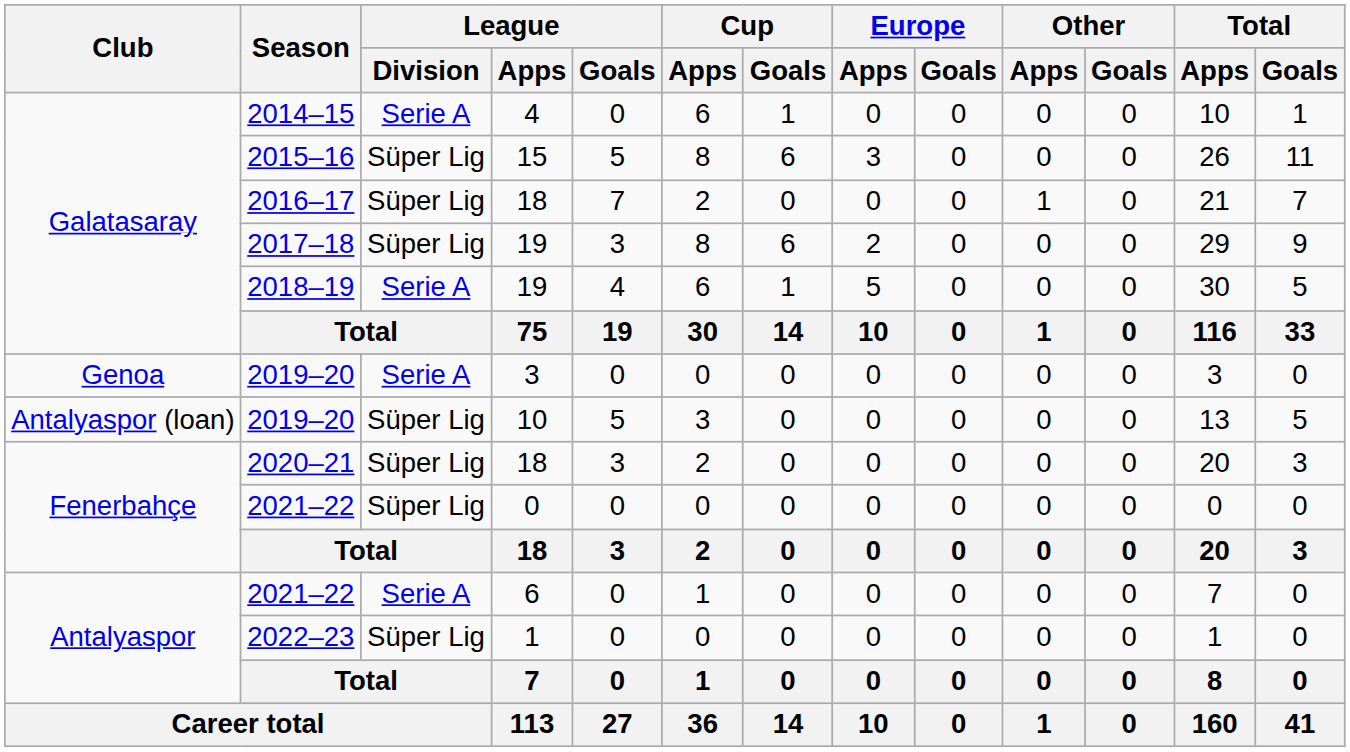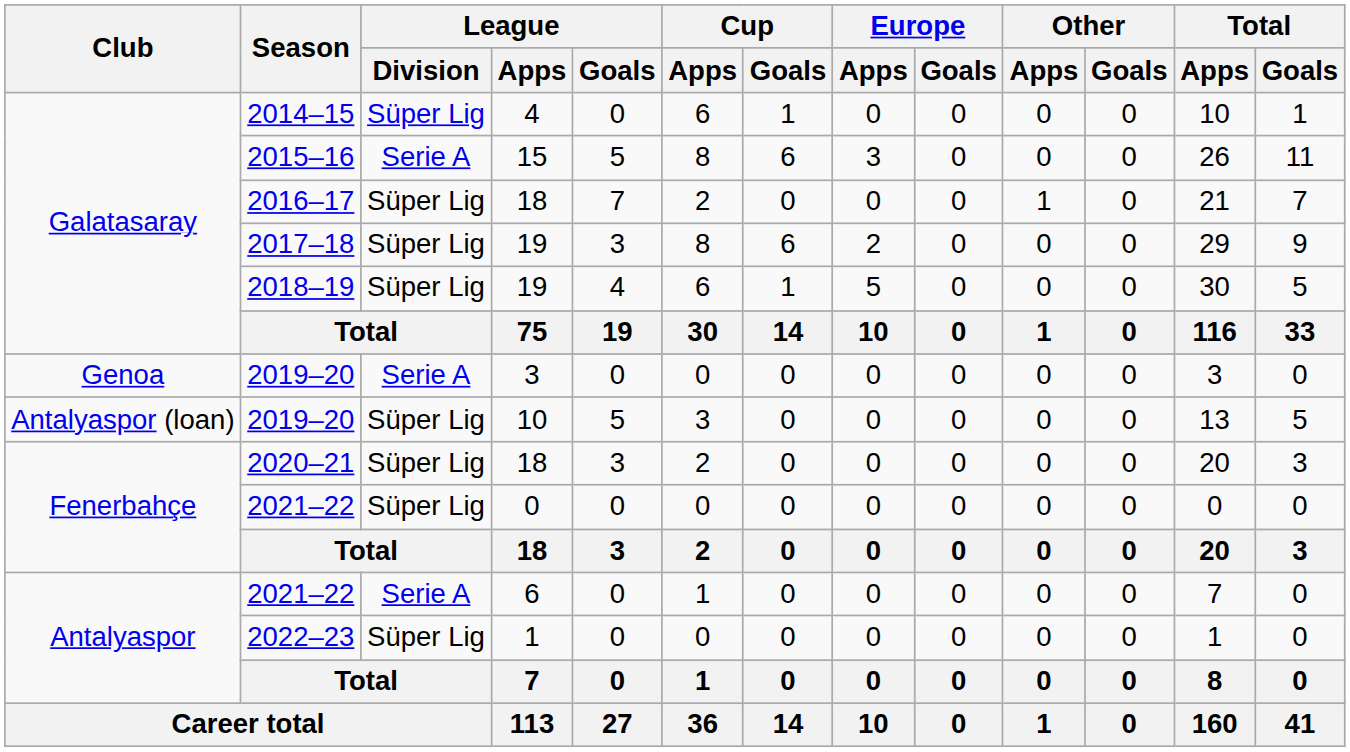(426, 113) Serie A -> (426, 113) Süper Lig
(426, 157) Süper Lig -> (426, 157) Serie A
(426, 288) Serie A -> (426, 288) Süper Lig
